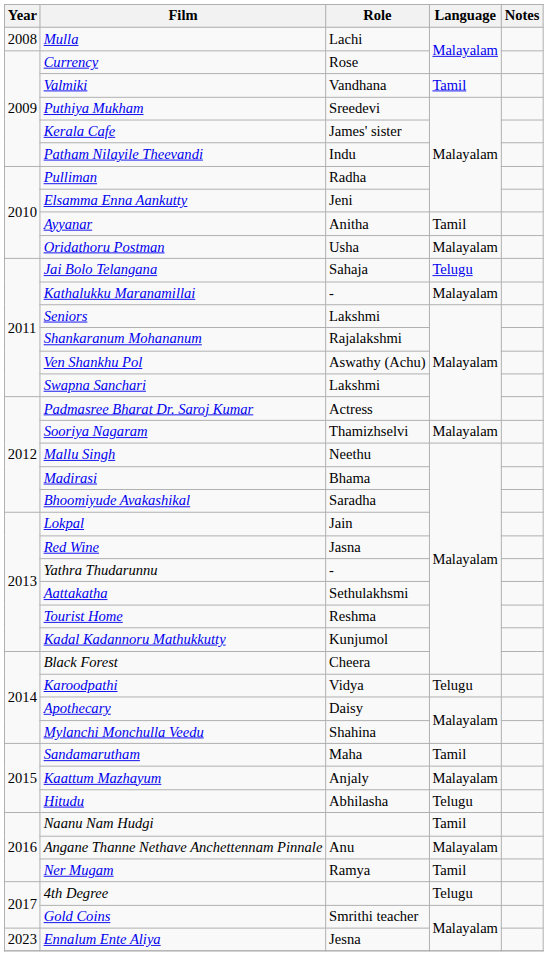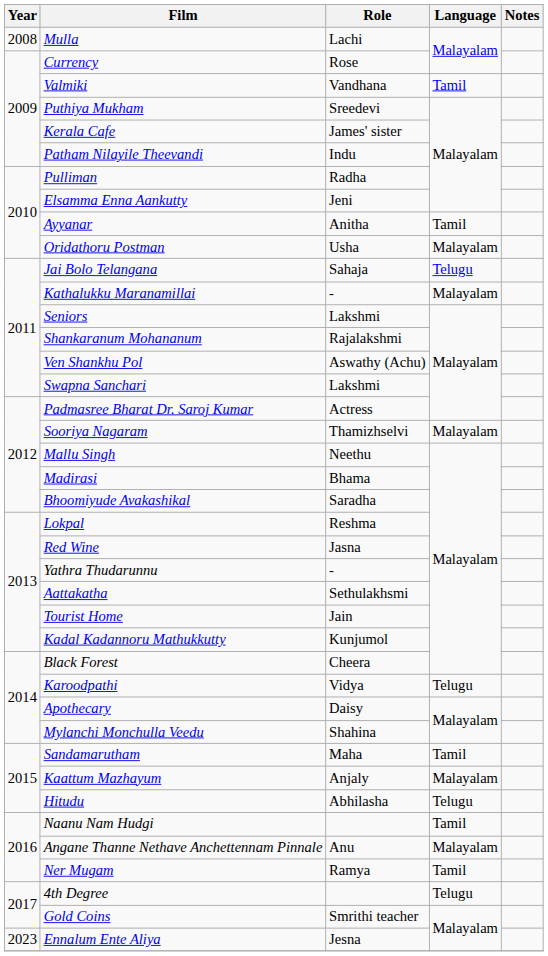(341, 524) Jain -> (353, 524) Reshma
(353, 616) Reshma -> (341, 616) Jain
